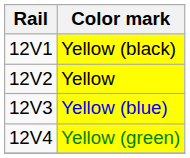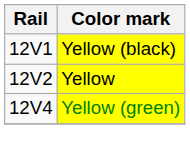- row: (115, 108)
